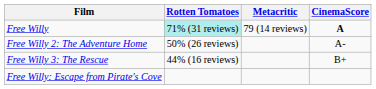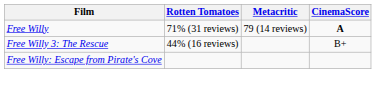(203, 28) paleturquoise background -> (203, 28) no background
- row: (77, 44)
